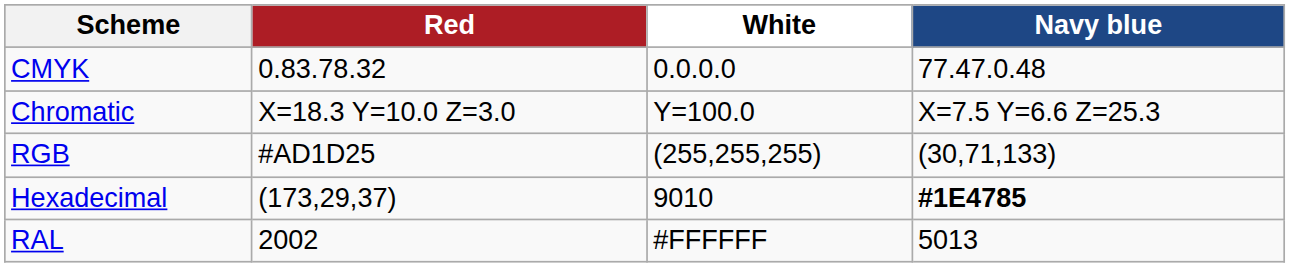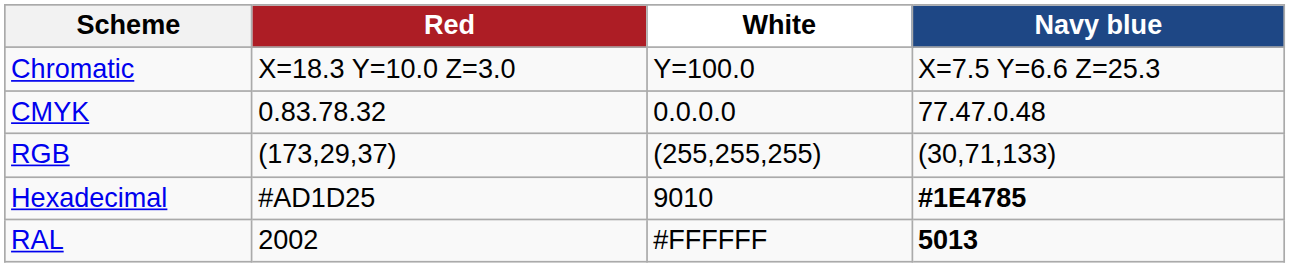rows swapped: (73, 111) <-> (50, 68)
(317, 154) #AD1D25 -> (327, 154) (173,29,37)
(327, 197) (173,29,37) -> (317, 197) #AD1D25
(948, 240) normal -> (948, 240) bold
